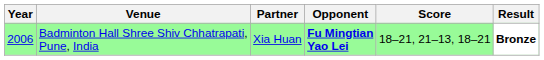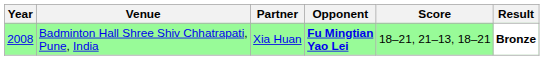(20, 39) 2006 -> (20, 39) 2008
